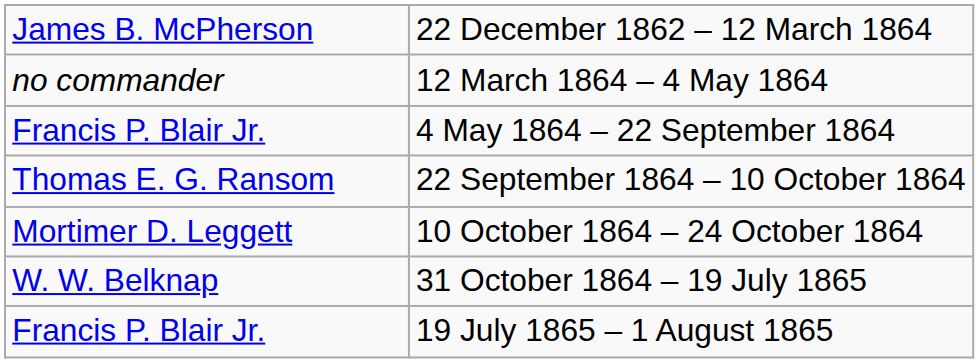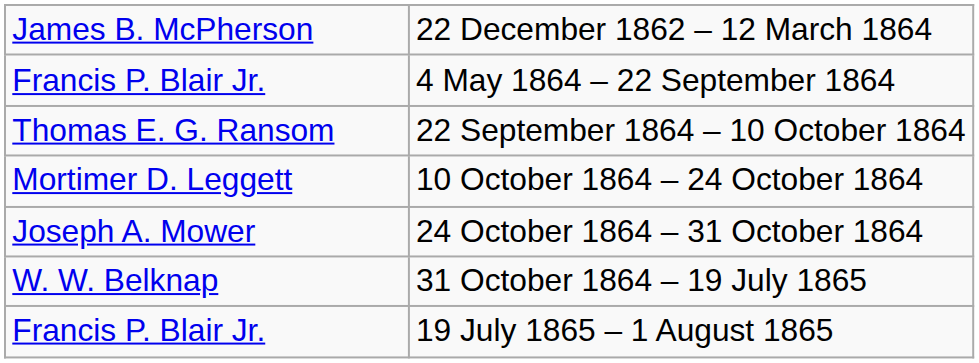- row: (622, 79)
+ row: (670, 230)
